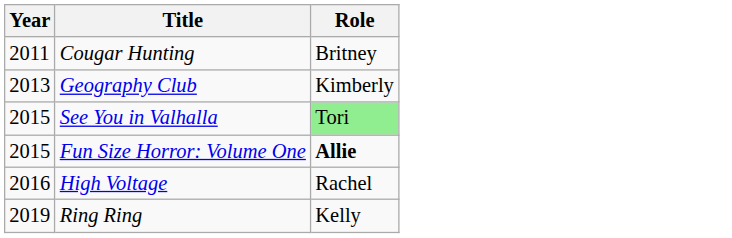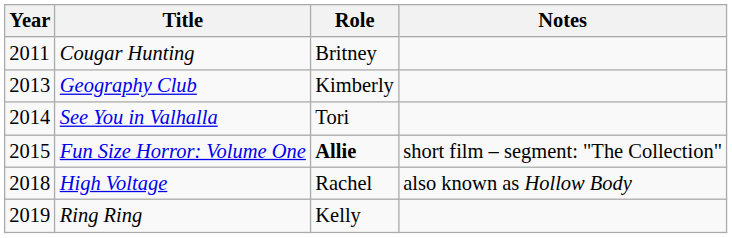+ column: (563, 20)
(30, 118) 2015 -> (30, 118) 2014
(332, 118) lightgreen background -> (332, 118) no background
(30, 183) 2016 -> (30, 183) 2018
